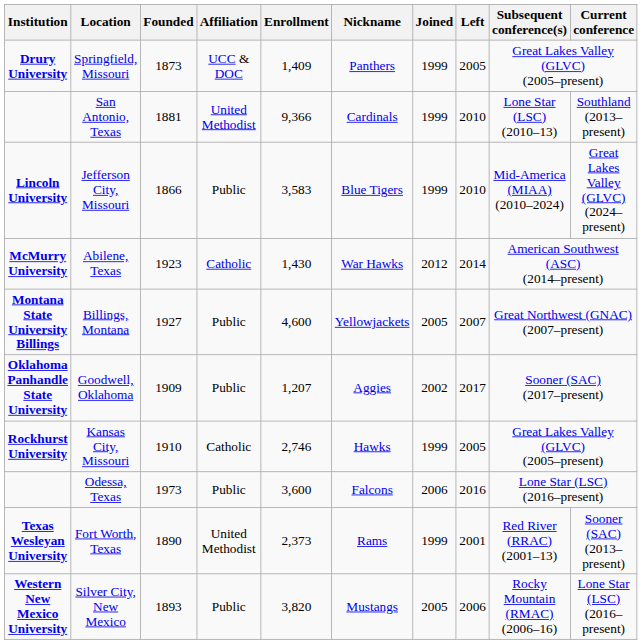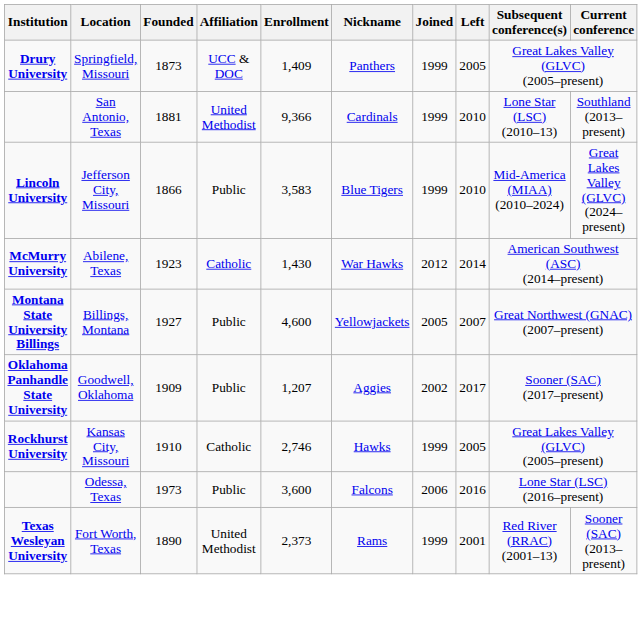- row: (106, 606)
